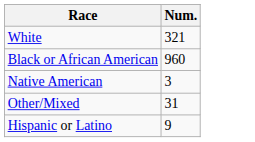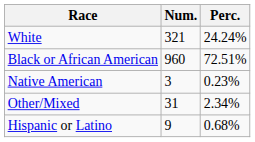+ column: (225, 15)
